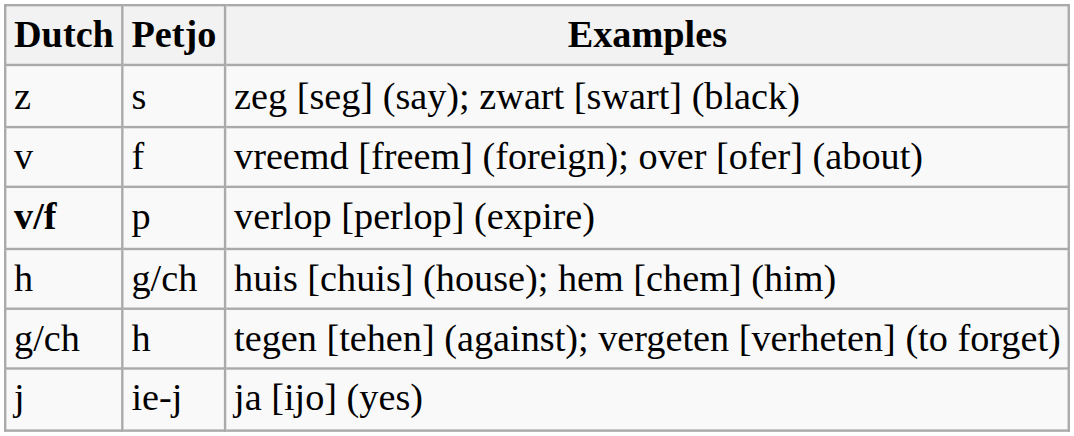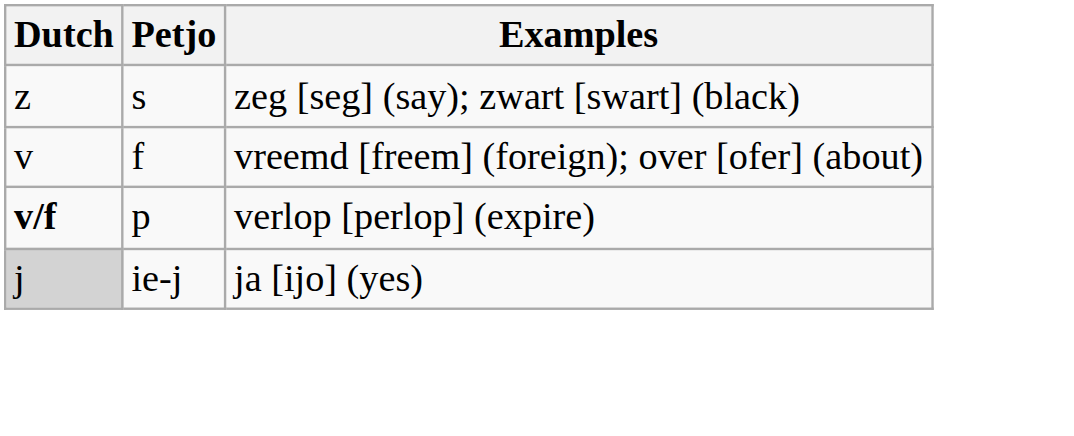- row: (535, 277)
- row: (647, 338)
(19, 398) no background -> (19, 277) lightgrey background
